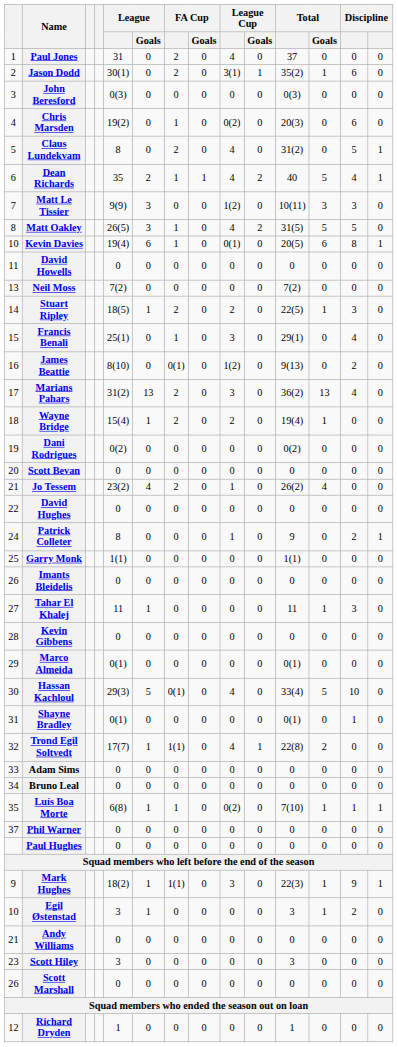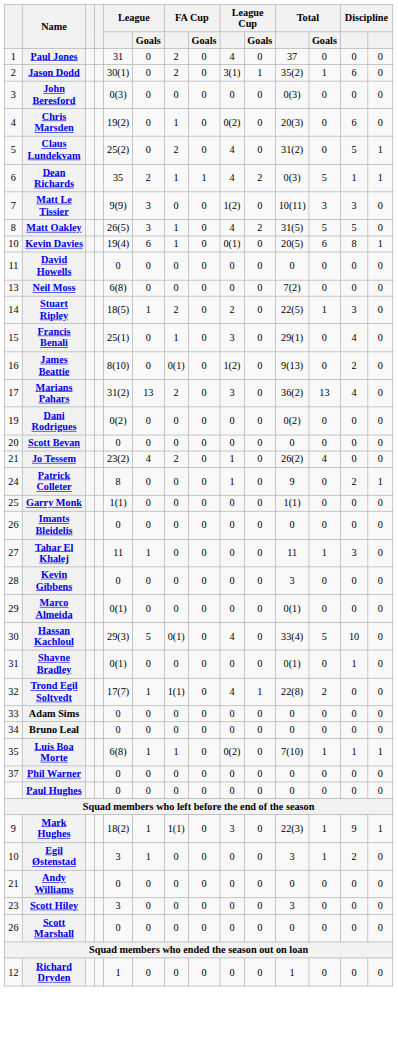(118, 150) 8 -> (118, 150) 25(2)
(292, 178) 40 -> (292, 178) 0(3)
(354, 178) 4 -> (354, 178) 1
(118, 288) 7(2) -> (118, 288) 6(8)
- row: (54, 421)
- row: (54, 509)
(292, 636) 0 -> (292, 580) 3
